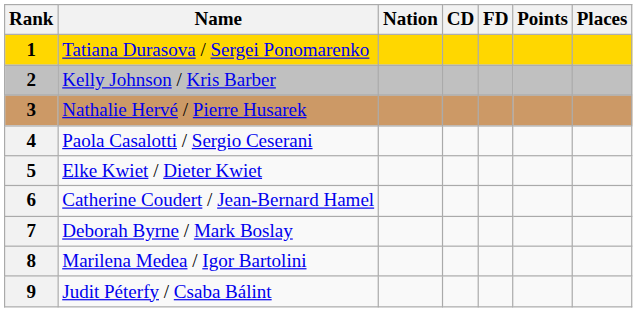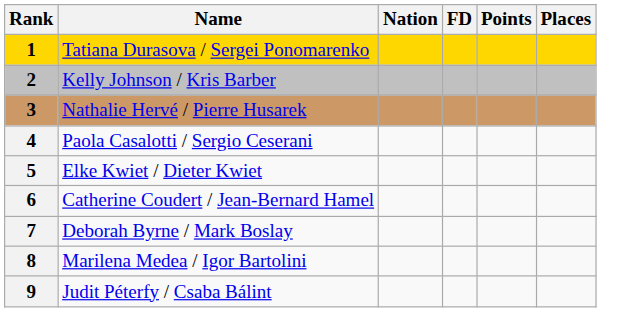- column: (460, 19)
